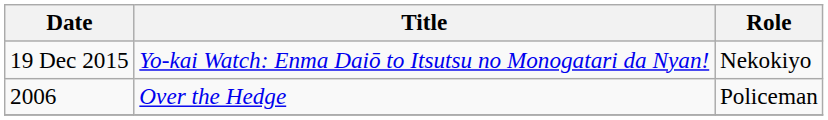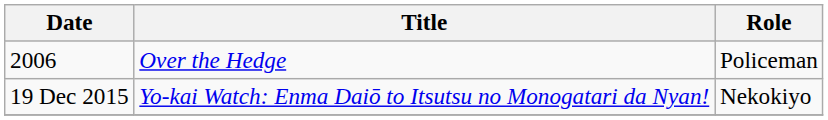rows swapped: (33, 96) <-> (69, 59)
